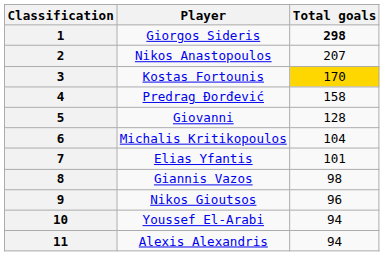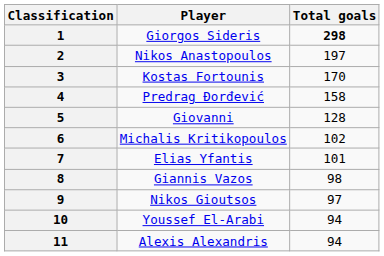(335, 56) 207 -> (335, 56) 197
(335, 76) gold background -> (335, 76) no background
(335, 138) 104 -> (335, 138) 102
(335, 200) 96 -> (335, 200) 97
